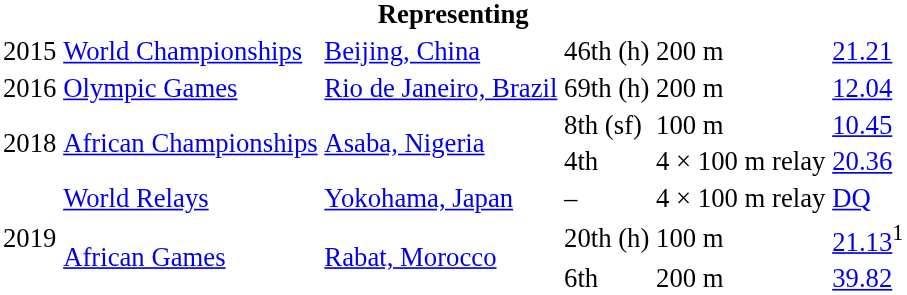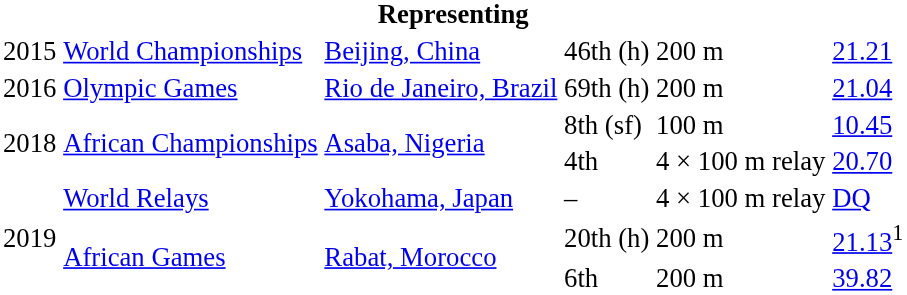(862, 88) 12.04 -> (862, 88) 21.04
(862, 161) 20.36 -> (862, 161) 20.70
(690, 238) 100 m -> (690, 238) 200 m
